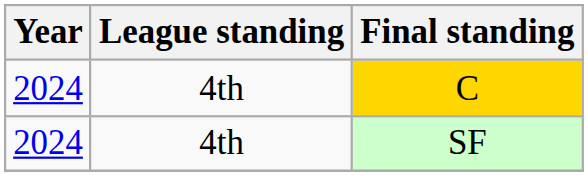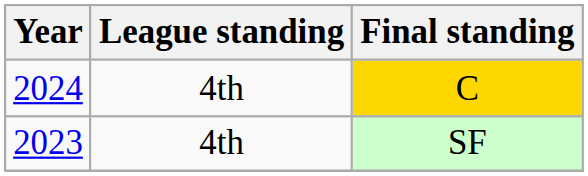(48, 142) 2024 -> (48, 142) 2023
